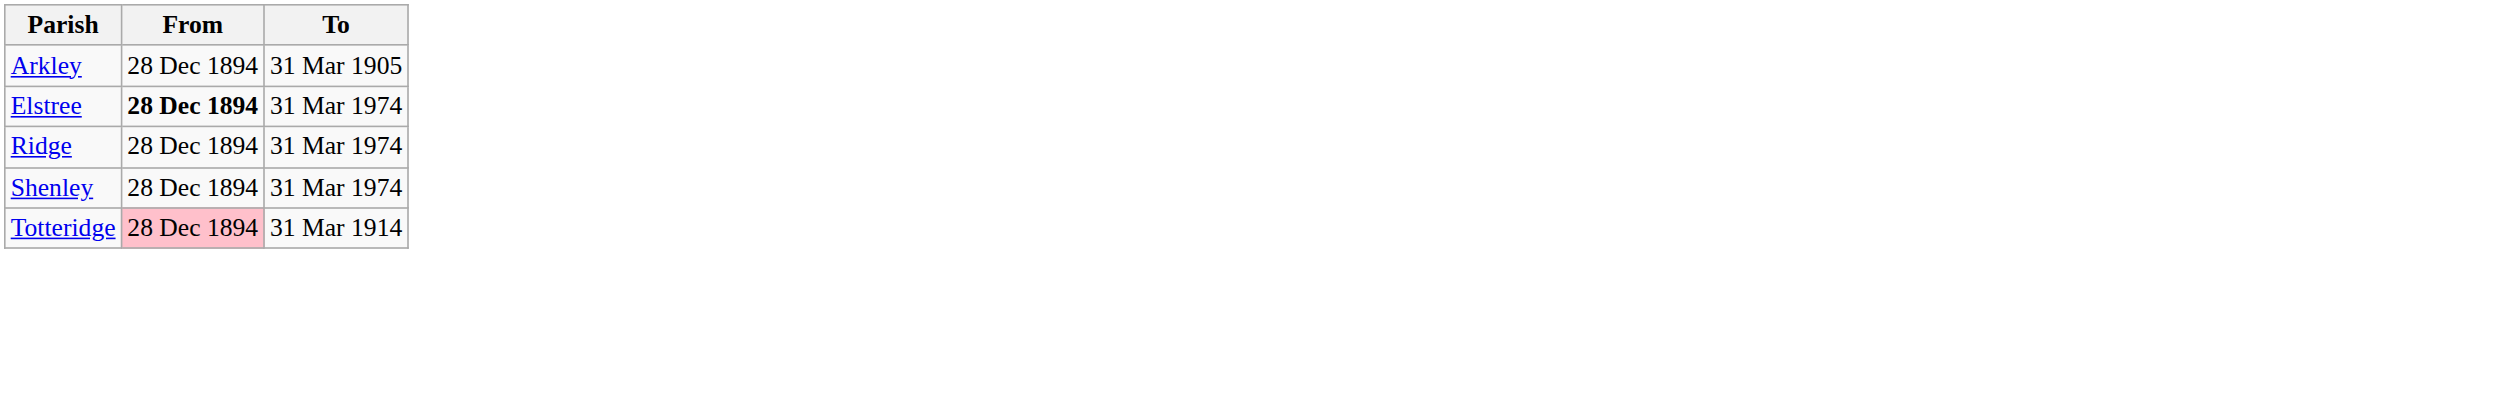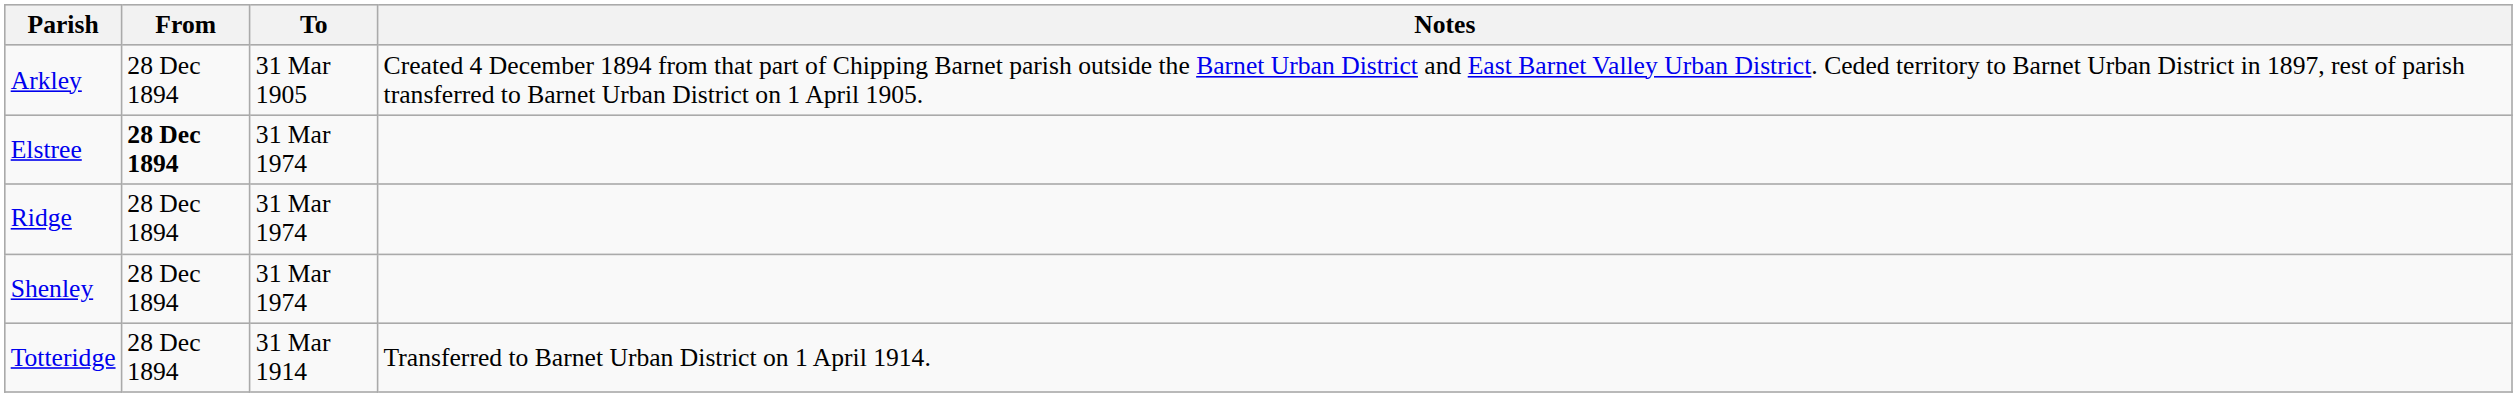+ column: (1445, 24)
(193, 227) pink background -> (164, 357) no background
